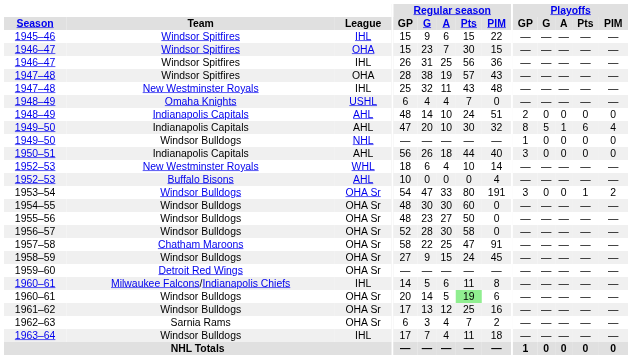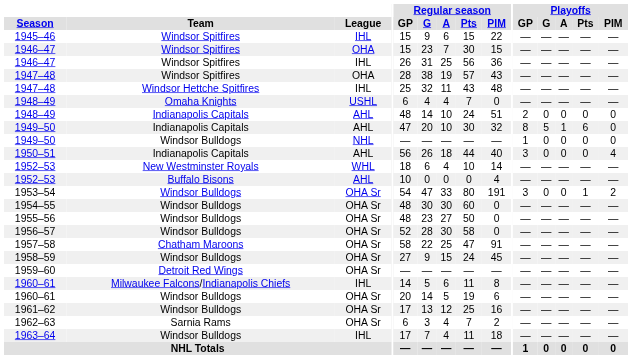(201, 88) New Westminster Royals -> (201, 88) Windsor Hettche Spitfires
(613, 127) 4 -> (613, 127) 0
(613, 153) 0 -> (613, 153) 4
(469, 296) lightgreen background -> (469, 296) no background
